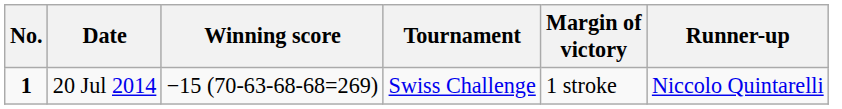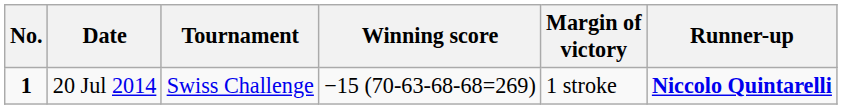columns swapped: (462, 36) <-> (272, 36)
(738, 85) normal -> (742, 85) bold
